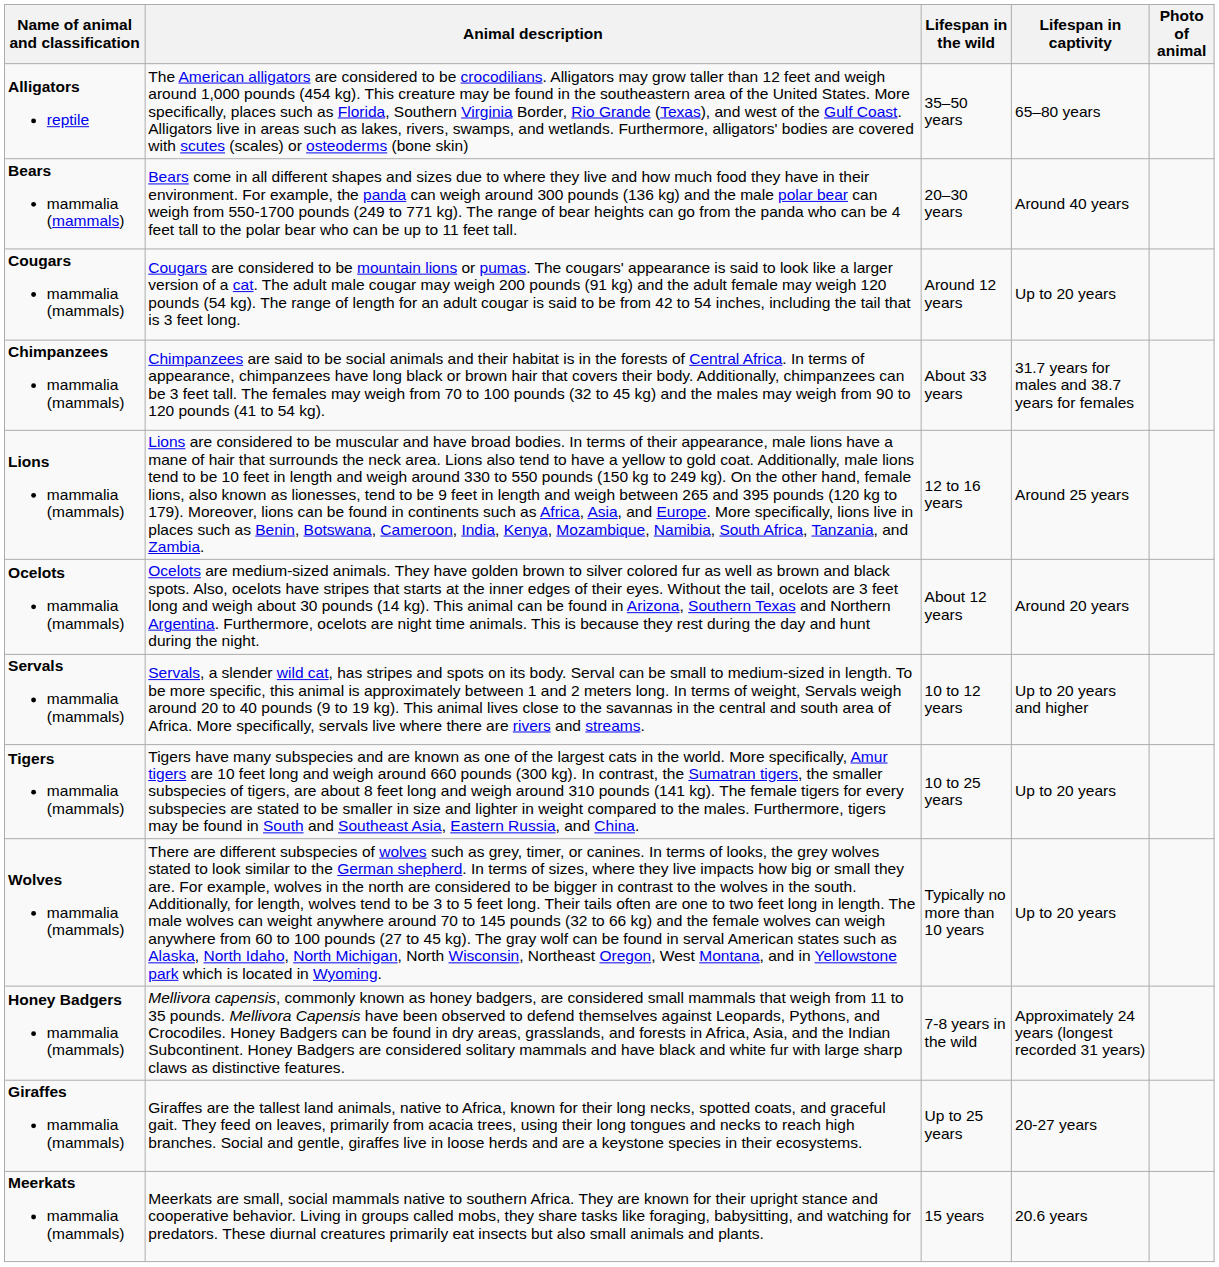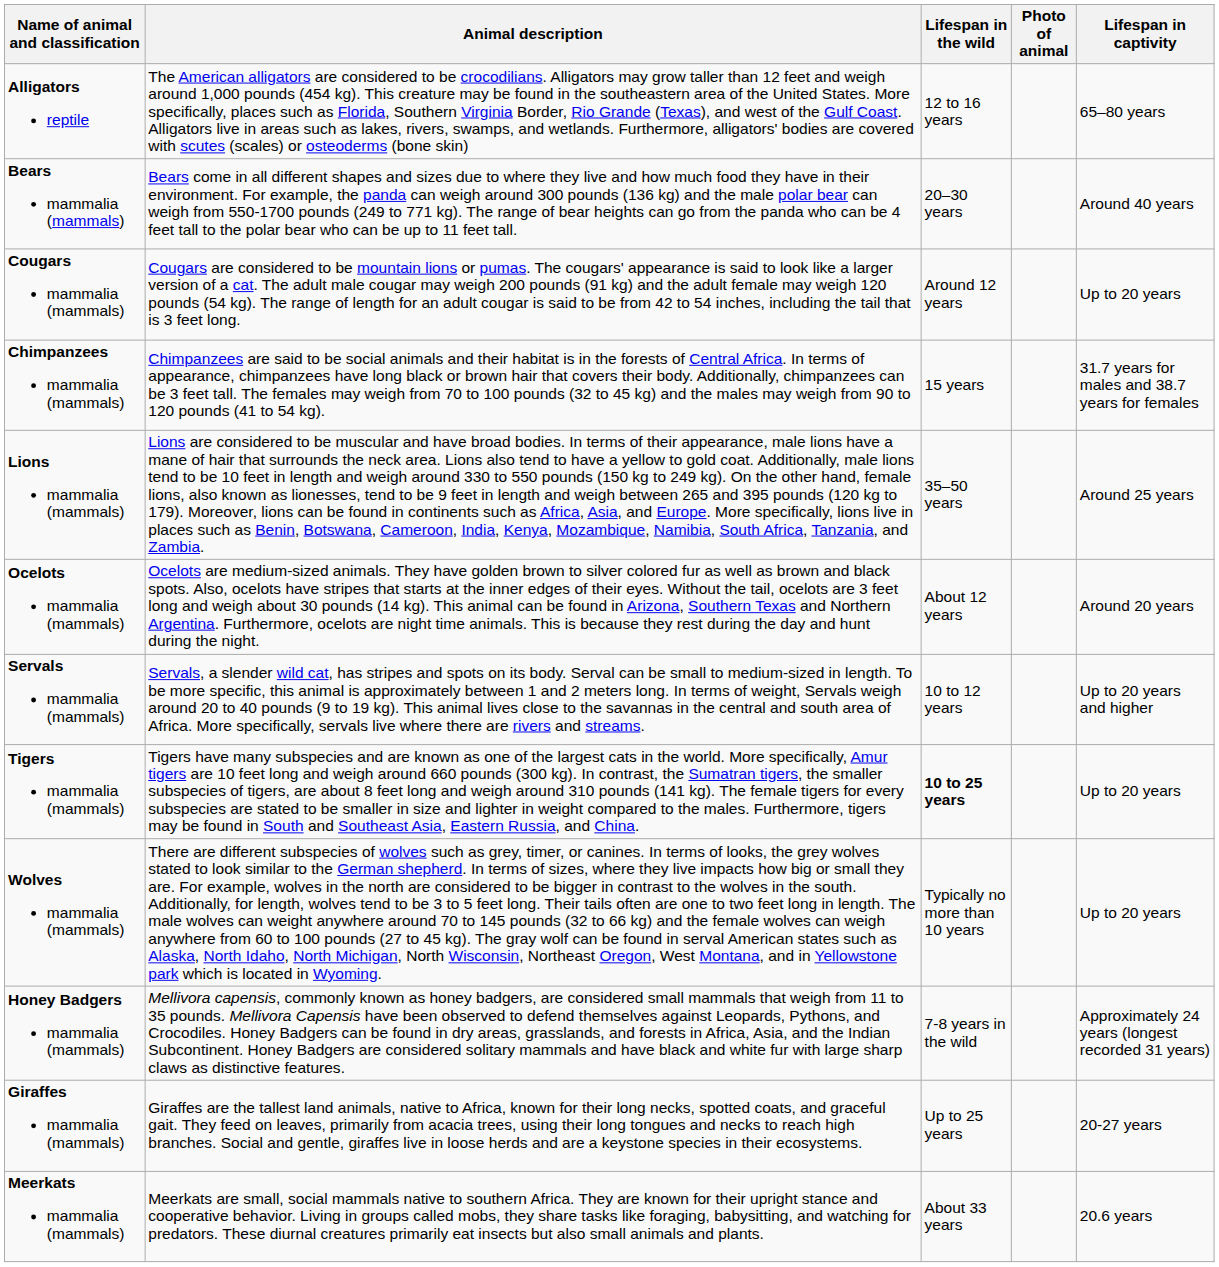columns swapped: (1080, 34) <-> (1182, 34)
(946, 111) 35–50 years -> (953, 111) 12 to 16 years
(956, 384) About 33 years -> (954, 384) 15 years
(953, 494) 12 to 16 years -> (946, 494) 35–50 years
(953, 791) normal -> (953, 791) bold
(954, 1216) 15 years -> (956, 1216) About 33 years
